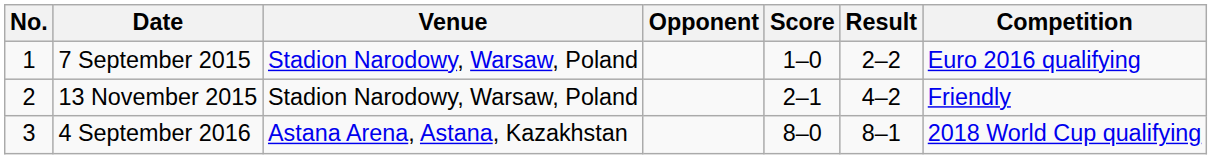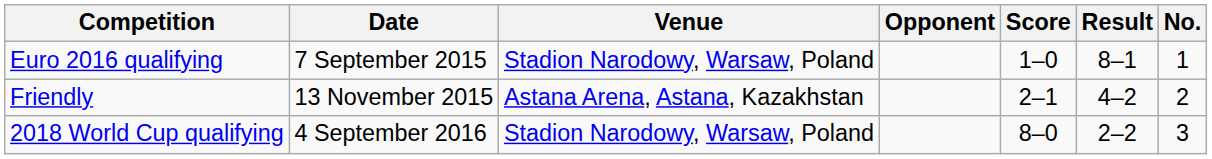columns swapped: (29, 23) <-> (1065, 23)
(881, 60) 2–2 -> (1117, 60) 8–1
(453, 97) Stadion Narodowy, Warsaw, Poland -> (684, 97) Astana Arena, Astana, Kazakhstan
(448, 134) Astana Arena, Astana, Kazakhstan -> (689, 134) Stadion Narodowy, Warsaw, Poland
(881, 134) 8–1 -> (1117, 134) 2–2
